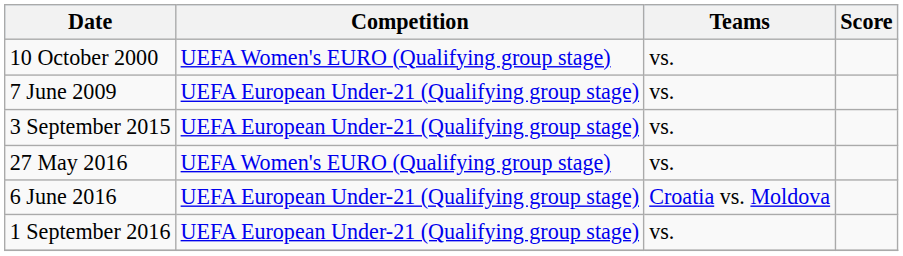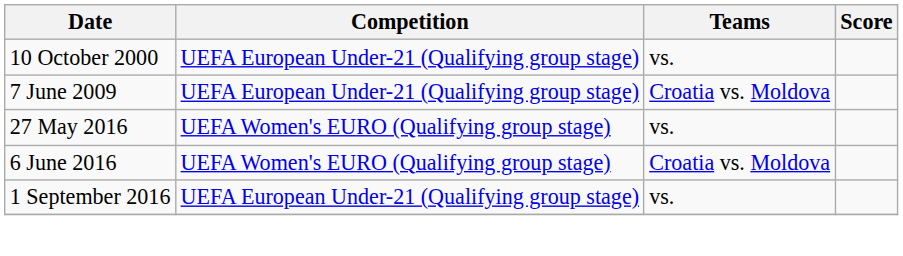(396, 57) UEFA Women's EURO (Qualifying group stage) -> (410, 57) UEFA European Under-21 (Qualifying group stage)
(662, 92) vs. -> (740, 92) Croatia vs. Moldova
- row: (90, 127)
(410, 197) UEFA European Under-21 (Qualifying group stage) -> (396, 162) UEFA Women's EURO (Qualifying group stage)
